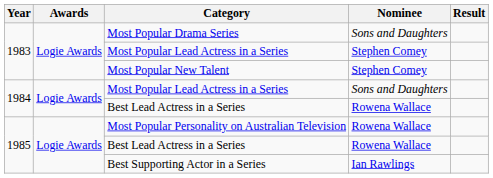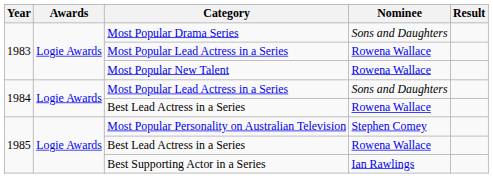(389, 51) Stephen Comey -> (391, 51) Rowena Wallace
(389, 70) Stephen Comey -> (391, 70) Rowena Wallace
(391, 126) Rowena Wallace -> (389, 126) Stephen Comey
